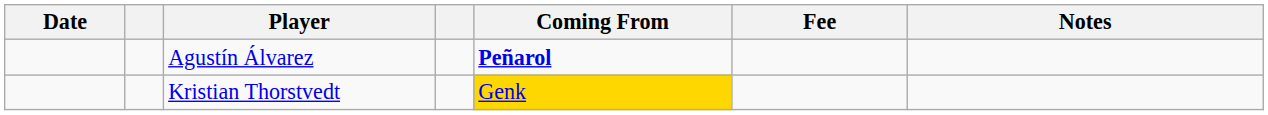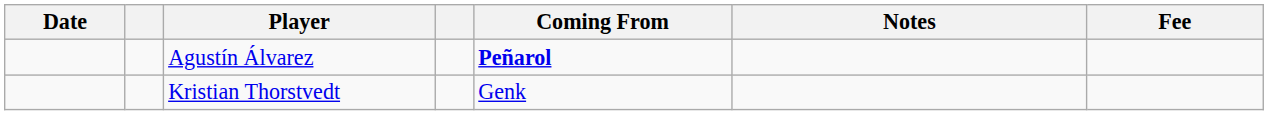columns swapped: (820, 22) <-> (1085, 22)
(502, 92) gold background -> (502, 92) no background
